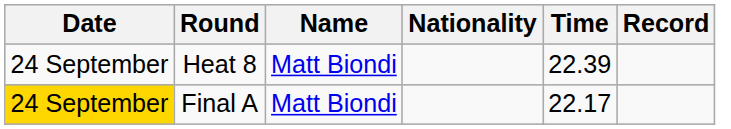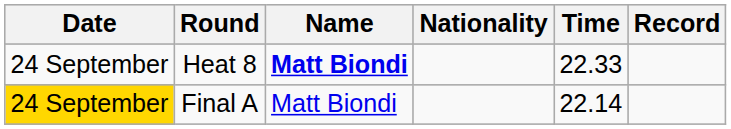(334, 64) normal -> (339, 64) bold
(580, 64) 22.39 -> (591, 64) 22.33
(580, 104) 22.17 -> (591, 104) 22.14
